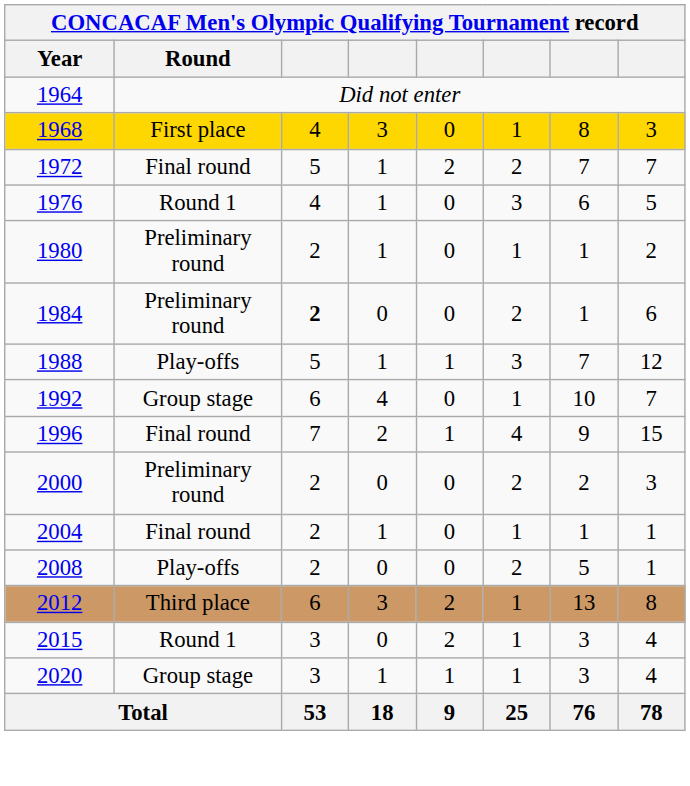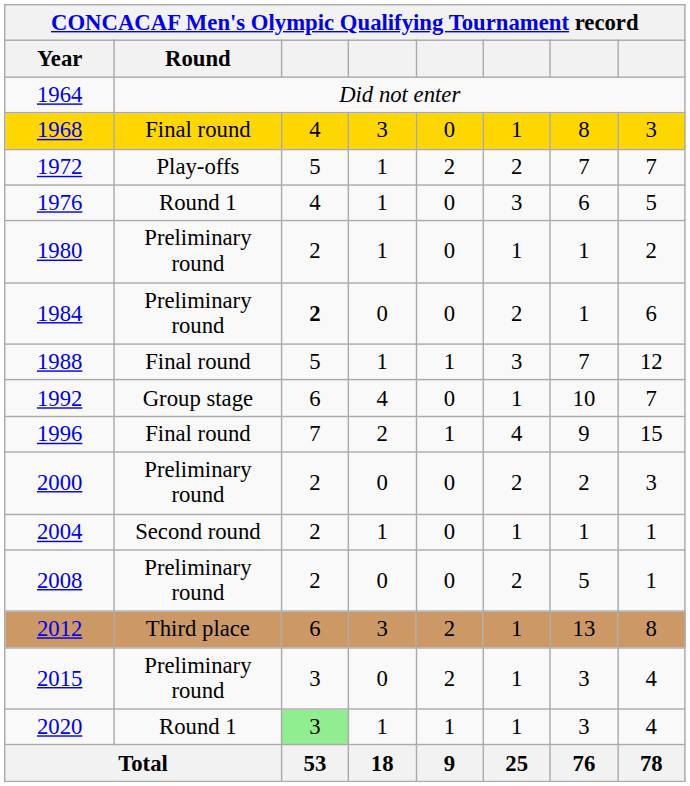(198, 130) First place -> (198, 130) Final round
(198, 166) Final round -> (198, 166) Play-offs
(198, 361) Play-offs -> (198, 361) Final round
(198, 531) Final round -> (198, 531) Second round
(198, 567) Play-offs -> (198, 580) Preliminary round
(198, 639) Round 1 -> (198, 678) Preliminary round
(198, 675) Group stage -> (198, 726) Round 1
(315, 675) no background -> (315, 726) lightgreen background
